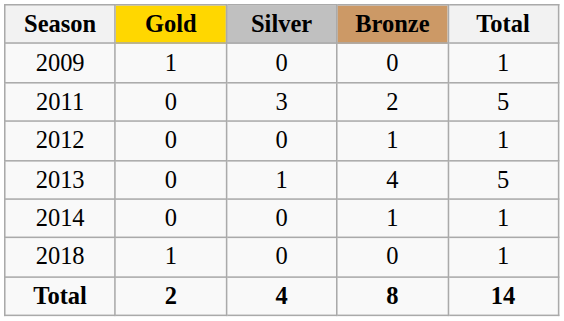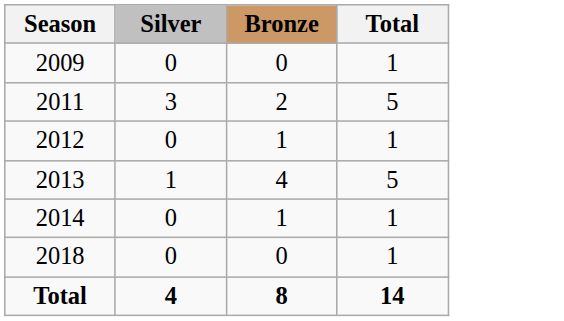- column: (171, 23)
